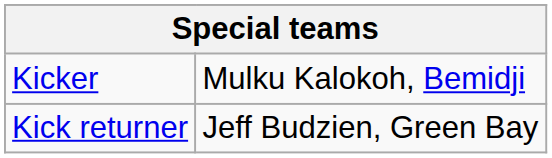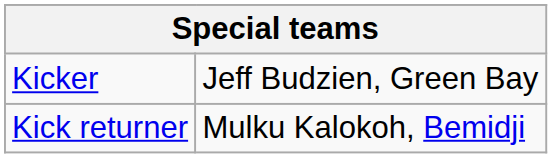(364, 78) Mulku Kalokoh, Bemidji -> (370, 78) Jeff Budzien, Green Bay
(370, 127) Jeff Budzien, Green Bay -> (364, 127) Mulku Kalokoh, Bemidji
